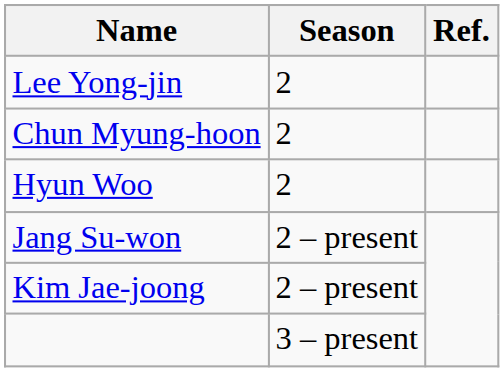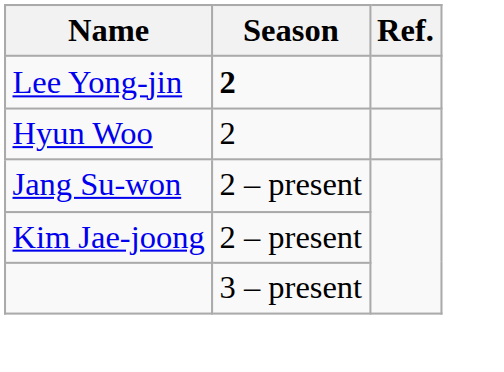(284, 81) normal -> (228, 81) bold
- row: (137, 133)
